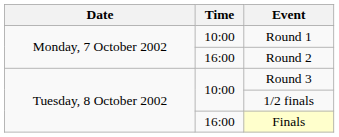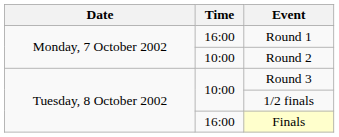(220, 36) 10:00 -> (220, 36) 16:00
(220, 57) 16:00 -> (220, 57) 10:00
